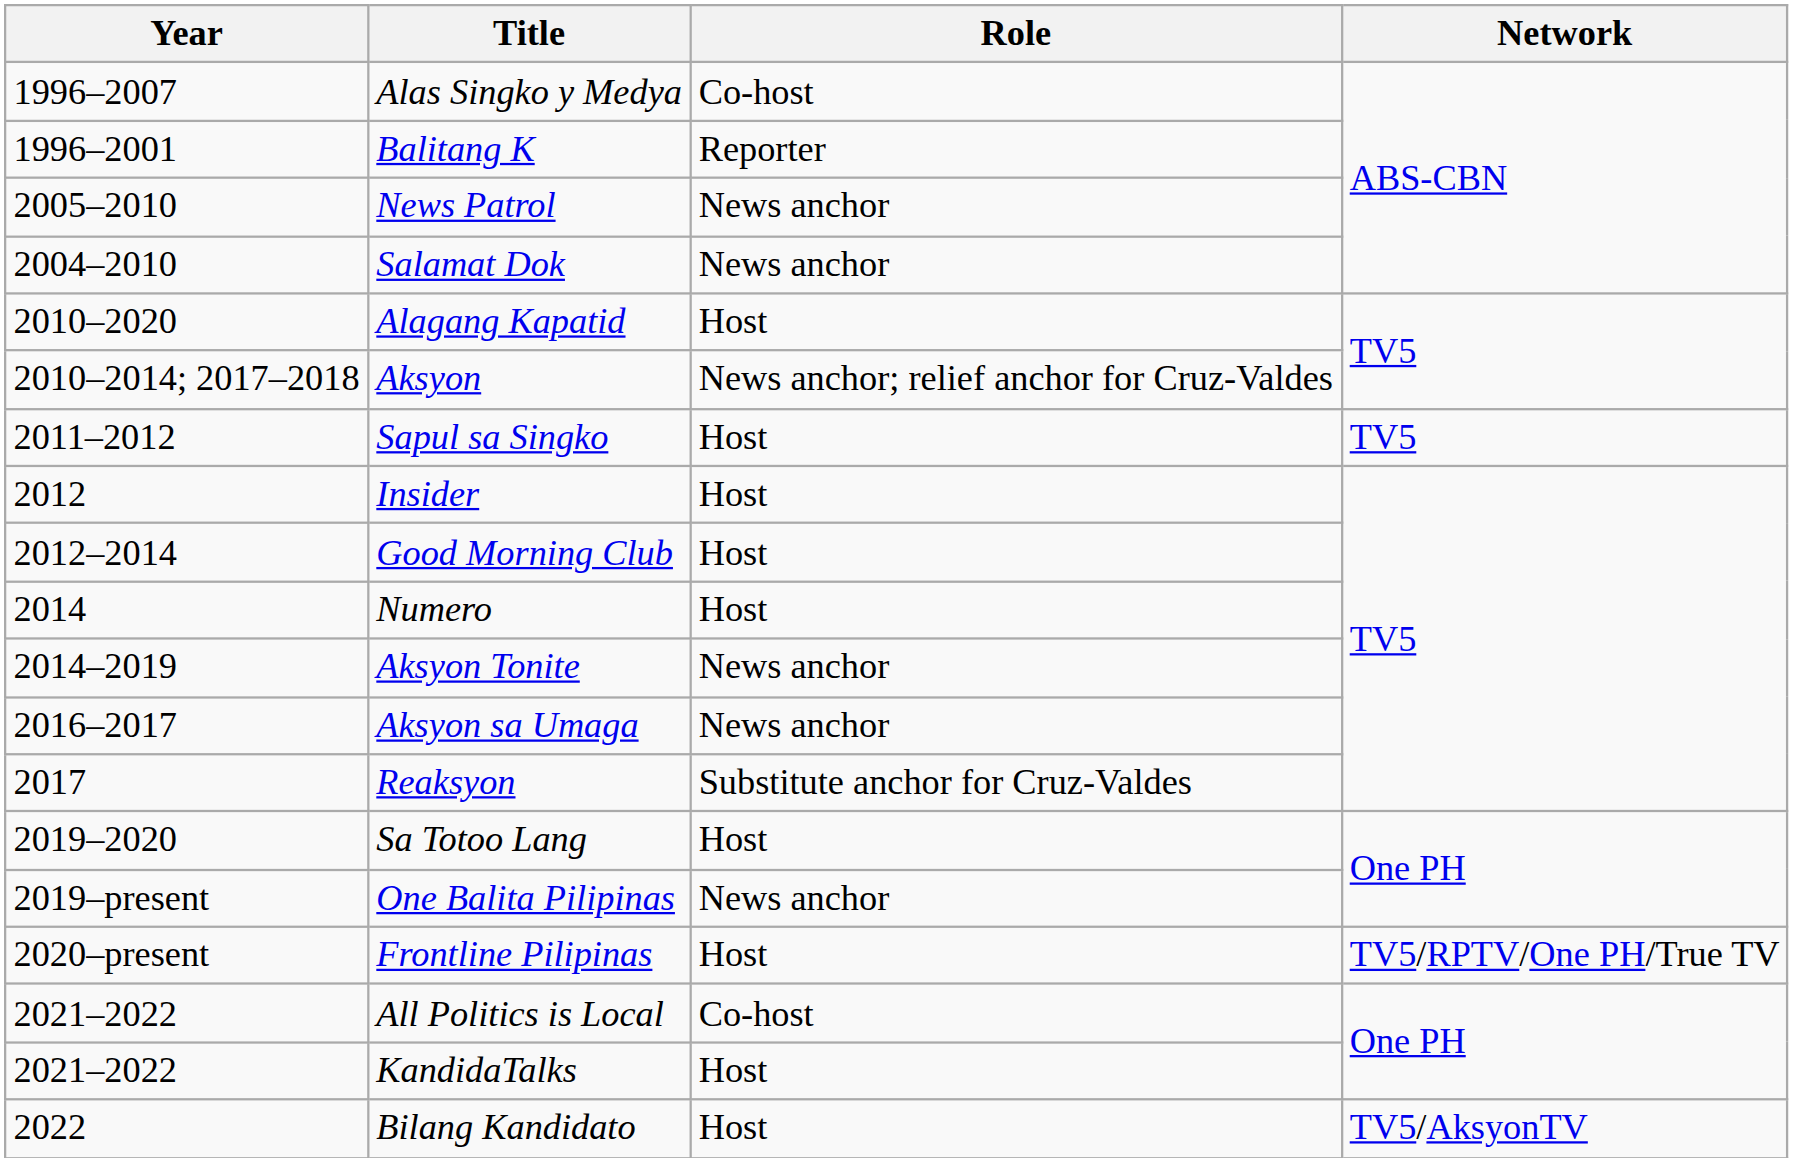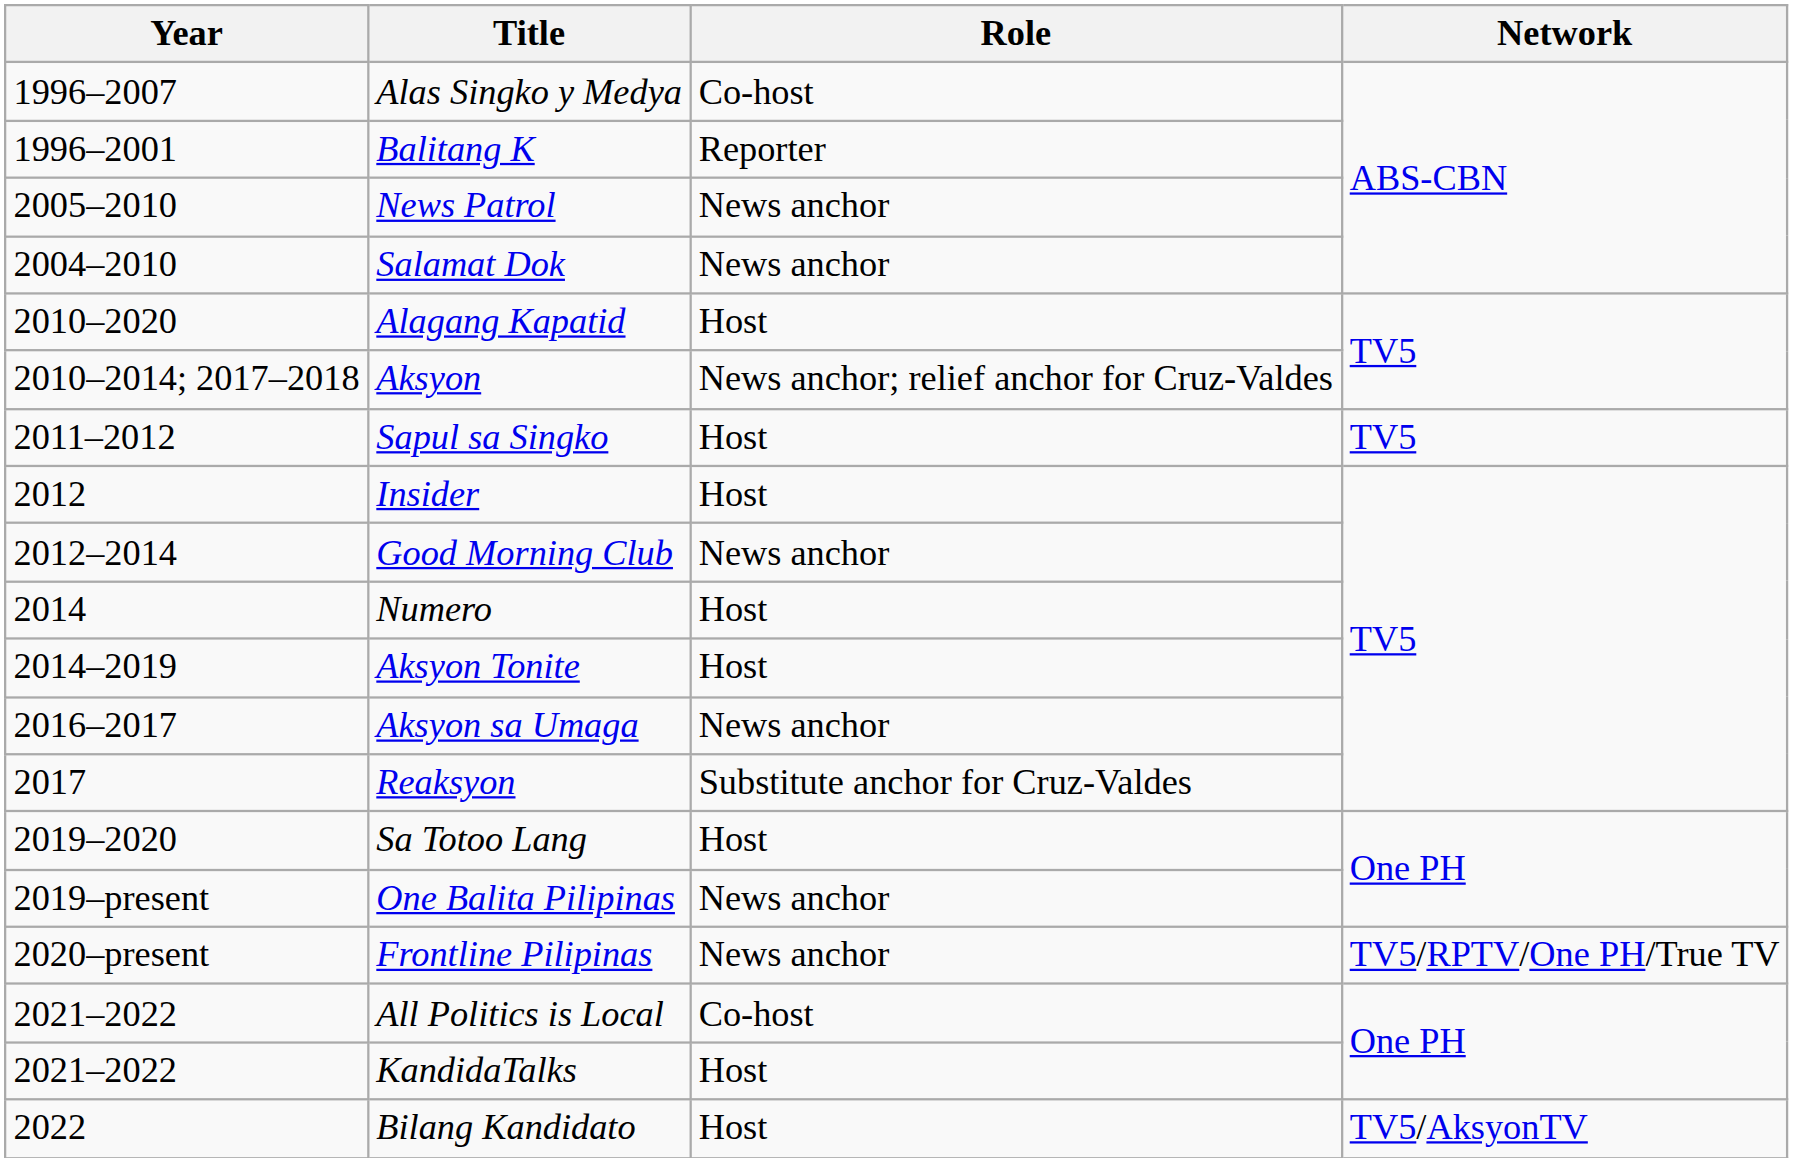(733, 551) Host -> (794, 551) News anchor
(794, 666) News anchor -> (733, 666) Host
(733, 954) Host -> (794, 954) News anchor
